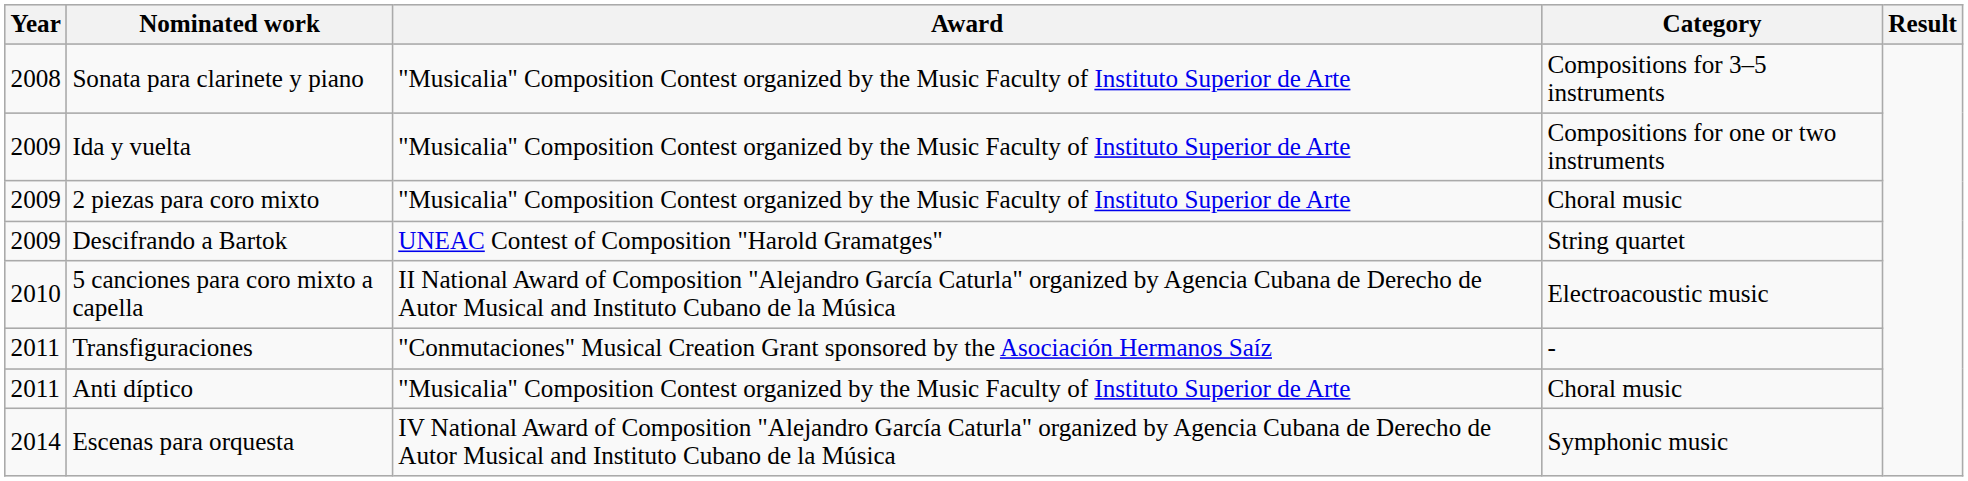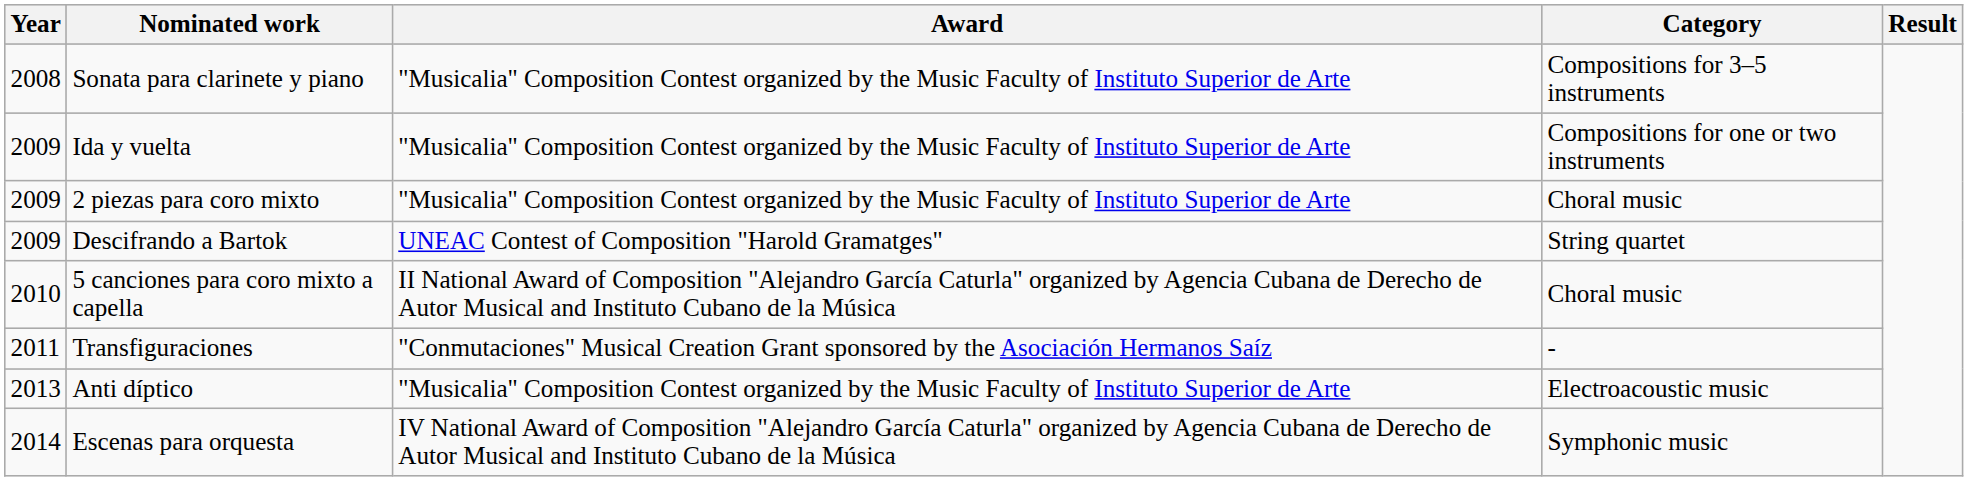(1658, 294) Electroacoustic music -> (1615, 294) Choral music
(35, 388) 2011 -> (36, 388) 2013
(1615, 388) Choral music -> (1658, 388) Electroacoustic music
